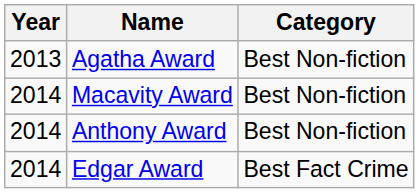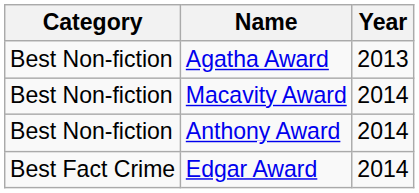columns swapped: (36, 22) <-> (326, 22)
